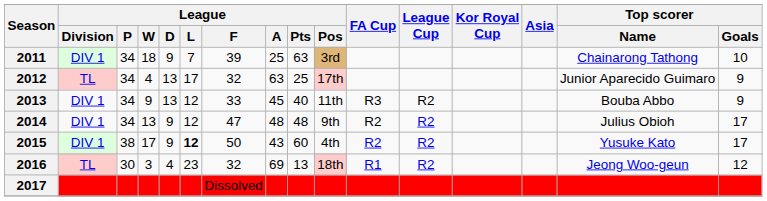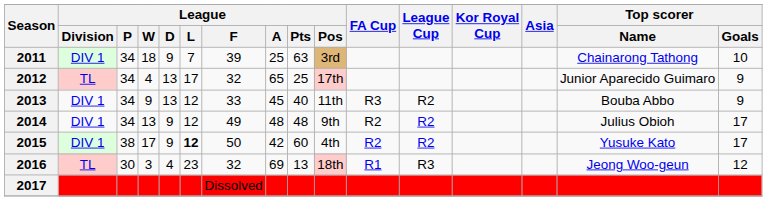(277, 79) 63 -> (277, 79) 65
(234, 121) 47 -> (234, 121) 49
(277, 143) 43 -> (277, 143) 42
(426, 164) R2 -> (426, 164) R3
